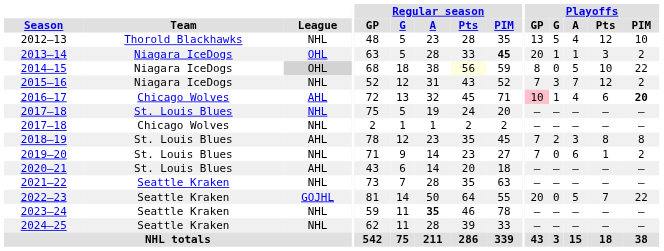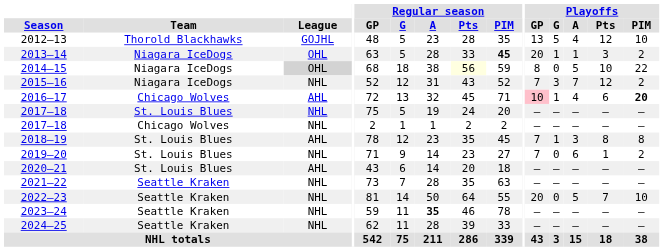(318, 40) NHL -> (318, 40) GOJHL
(556, 140) 2 -> (556, 140) 1
(318, 197) GOJHL -> (318, 197) NHL
(641, 197) 22 -> (641, 197) 10
